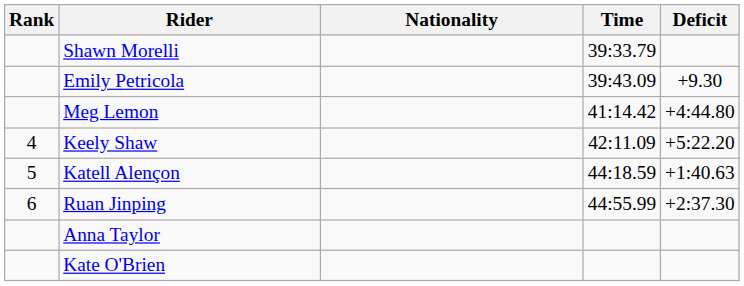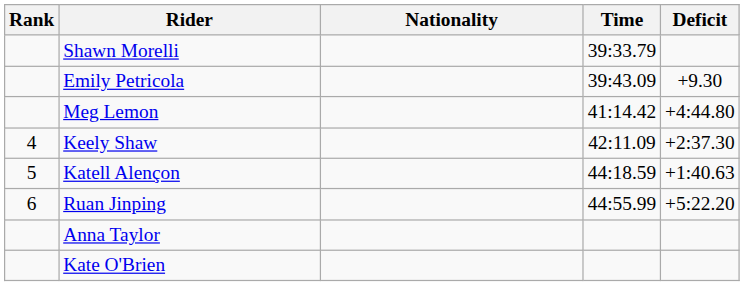(700, 142) +5:22.20 -> (700, 142) +2:37.30
(700, 204) +2:37.30 -> (700, 204) +5:22.20
